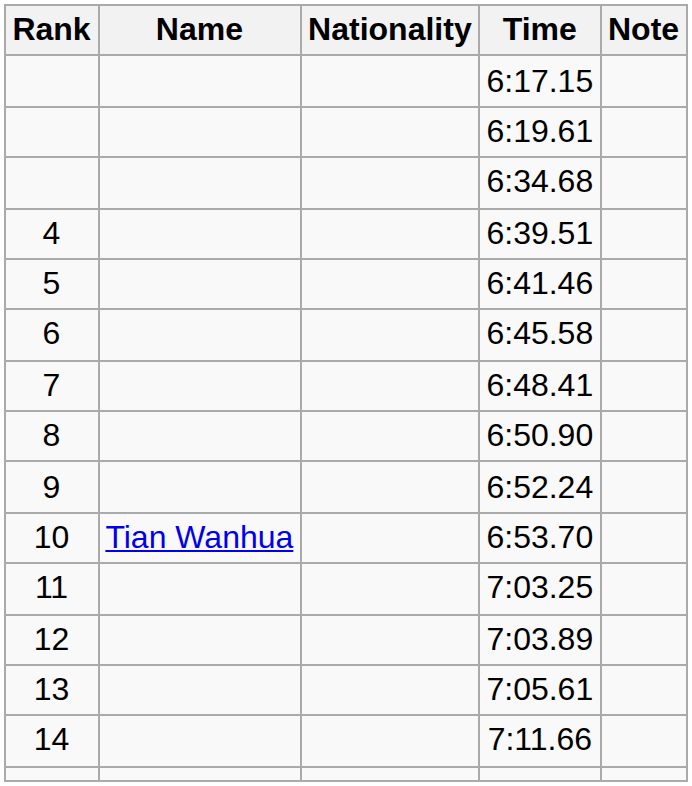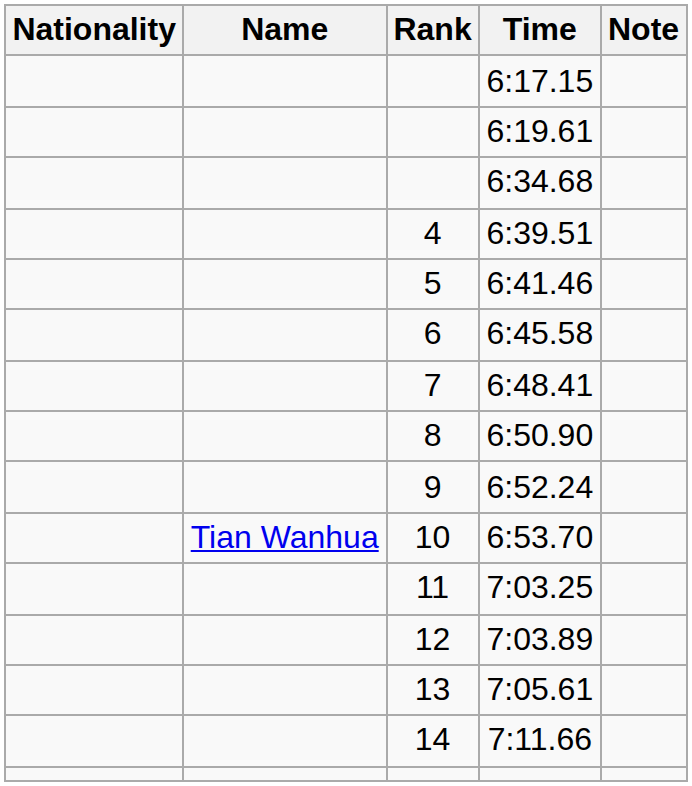columns swapped: (52, 29) <-> (390, 29)
